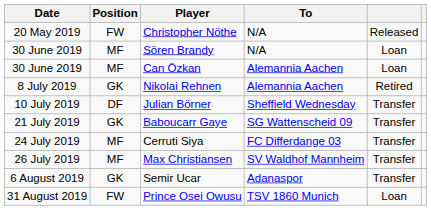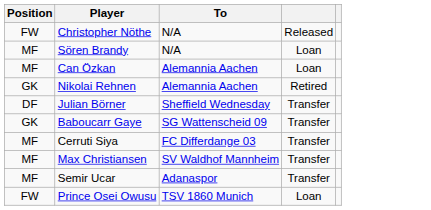- column: (47, 13)
(115, 178) GK -> (30, 178) MF
